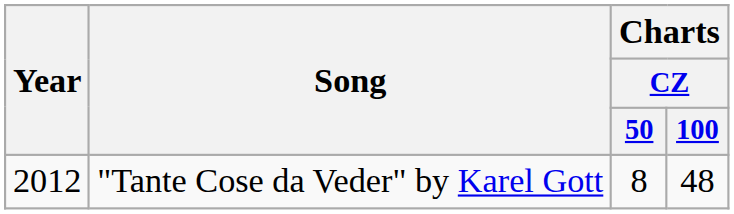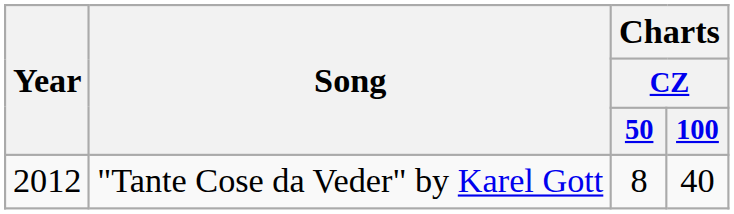(697, 181) 48 -> (697, 181) 40
